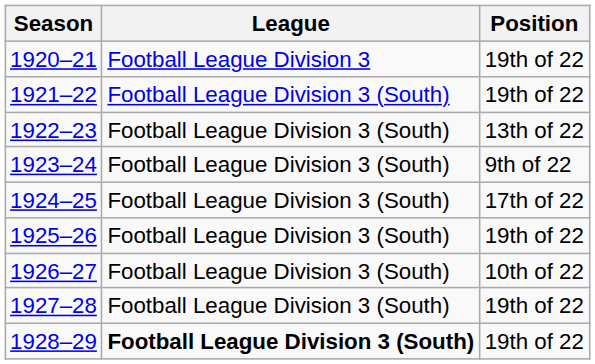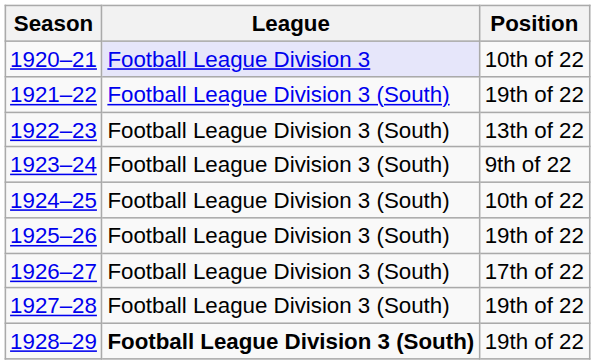(239, 59) no background -> (239, 59) lavender background
(534, 59) 19th of 22 -> (534, 59) 10th of 22
(534, 200) 17th of 22 -> (534, 200) 10th of 22
(534, 271) 10th of 22 -> (534, 271) 17th of 22
